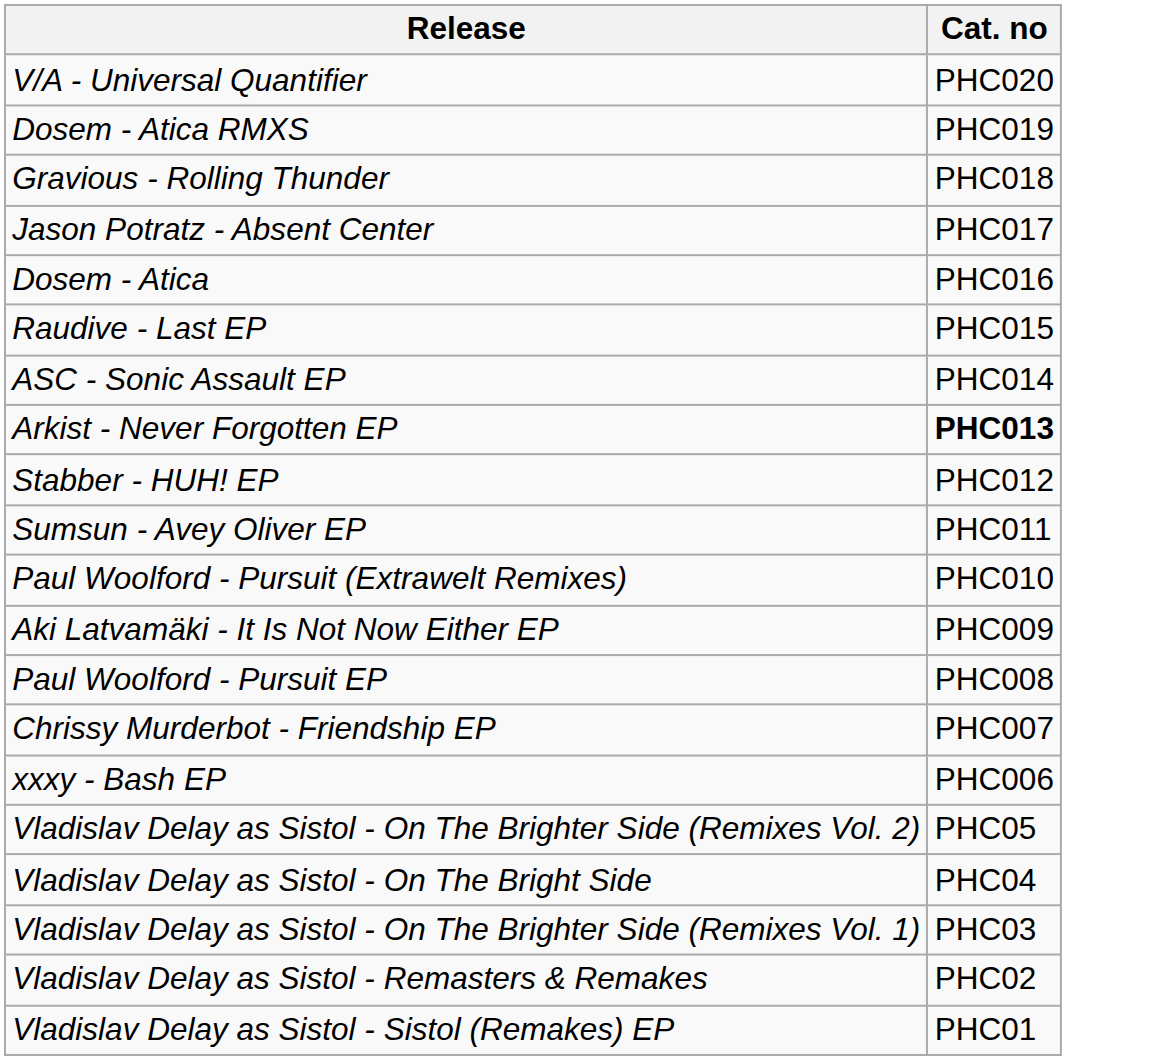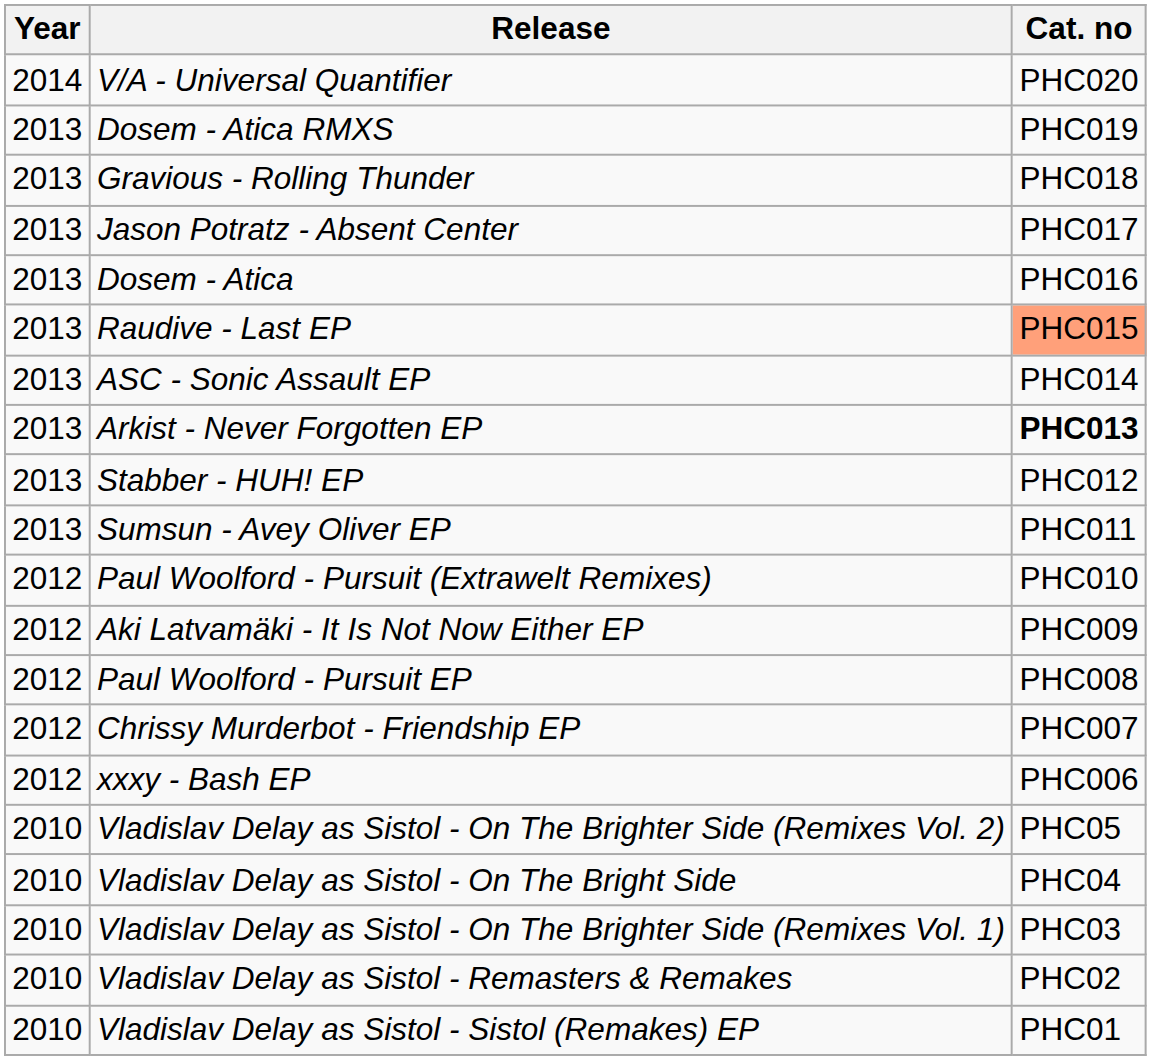+ column: (47, 29)
(994, 329) no background -> (1079, 329) lightsalmon background
